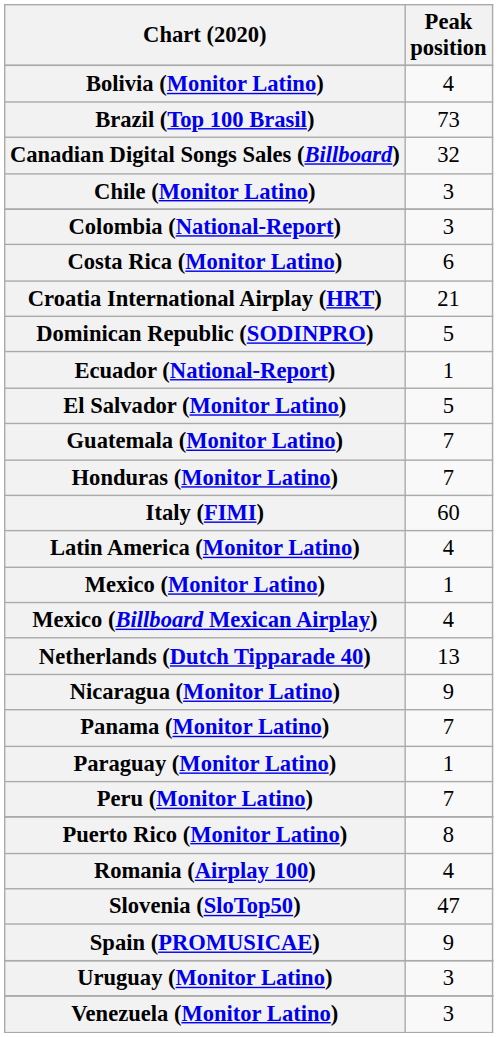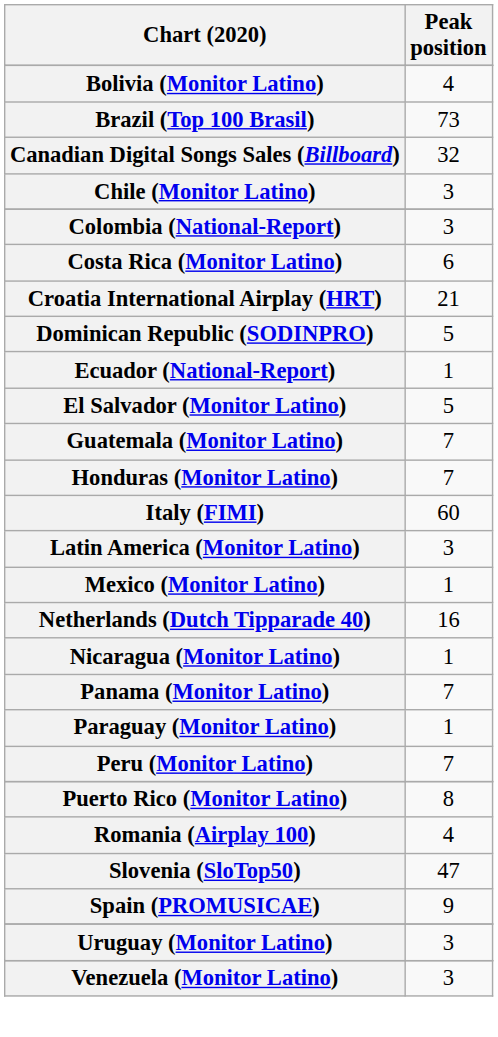(448, 548) 4 -> (448, 548) 3
- row: (205, 620)
(448, 656) 13 -> (448, 620) 16
(448, 691) 9 -> (448, 656) 1
